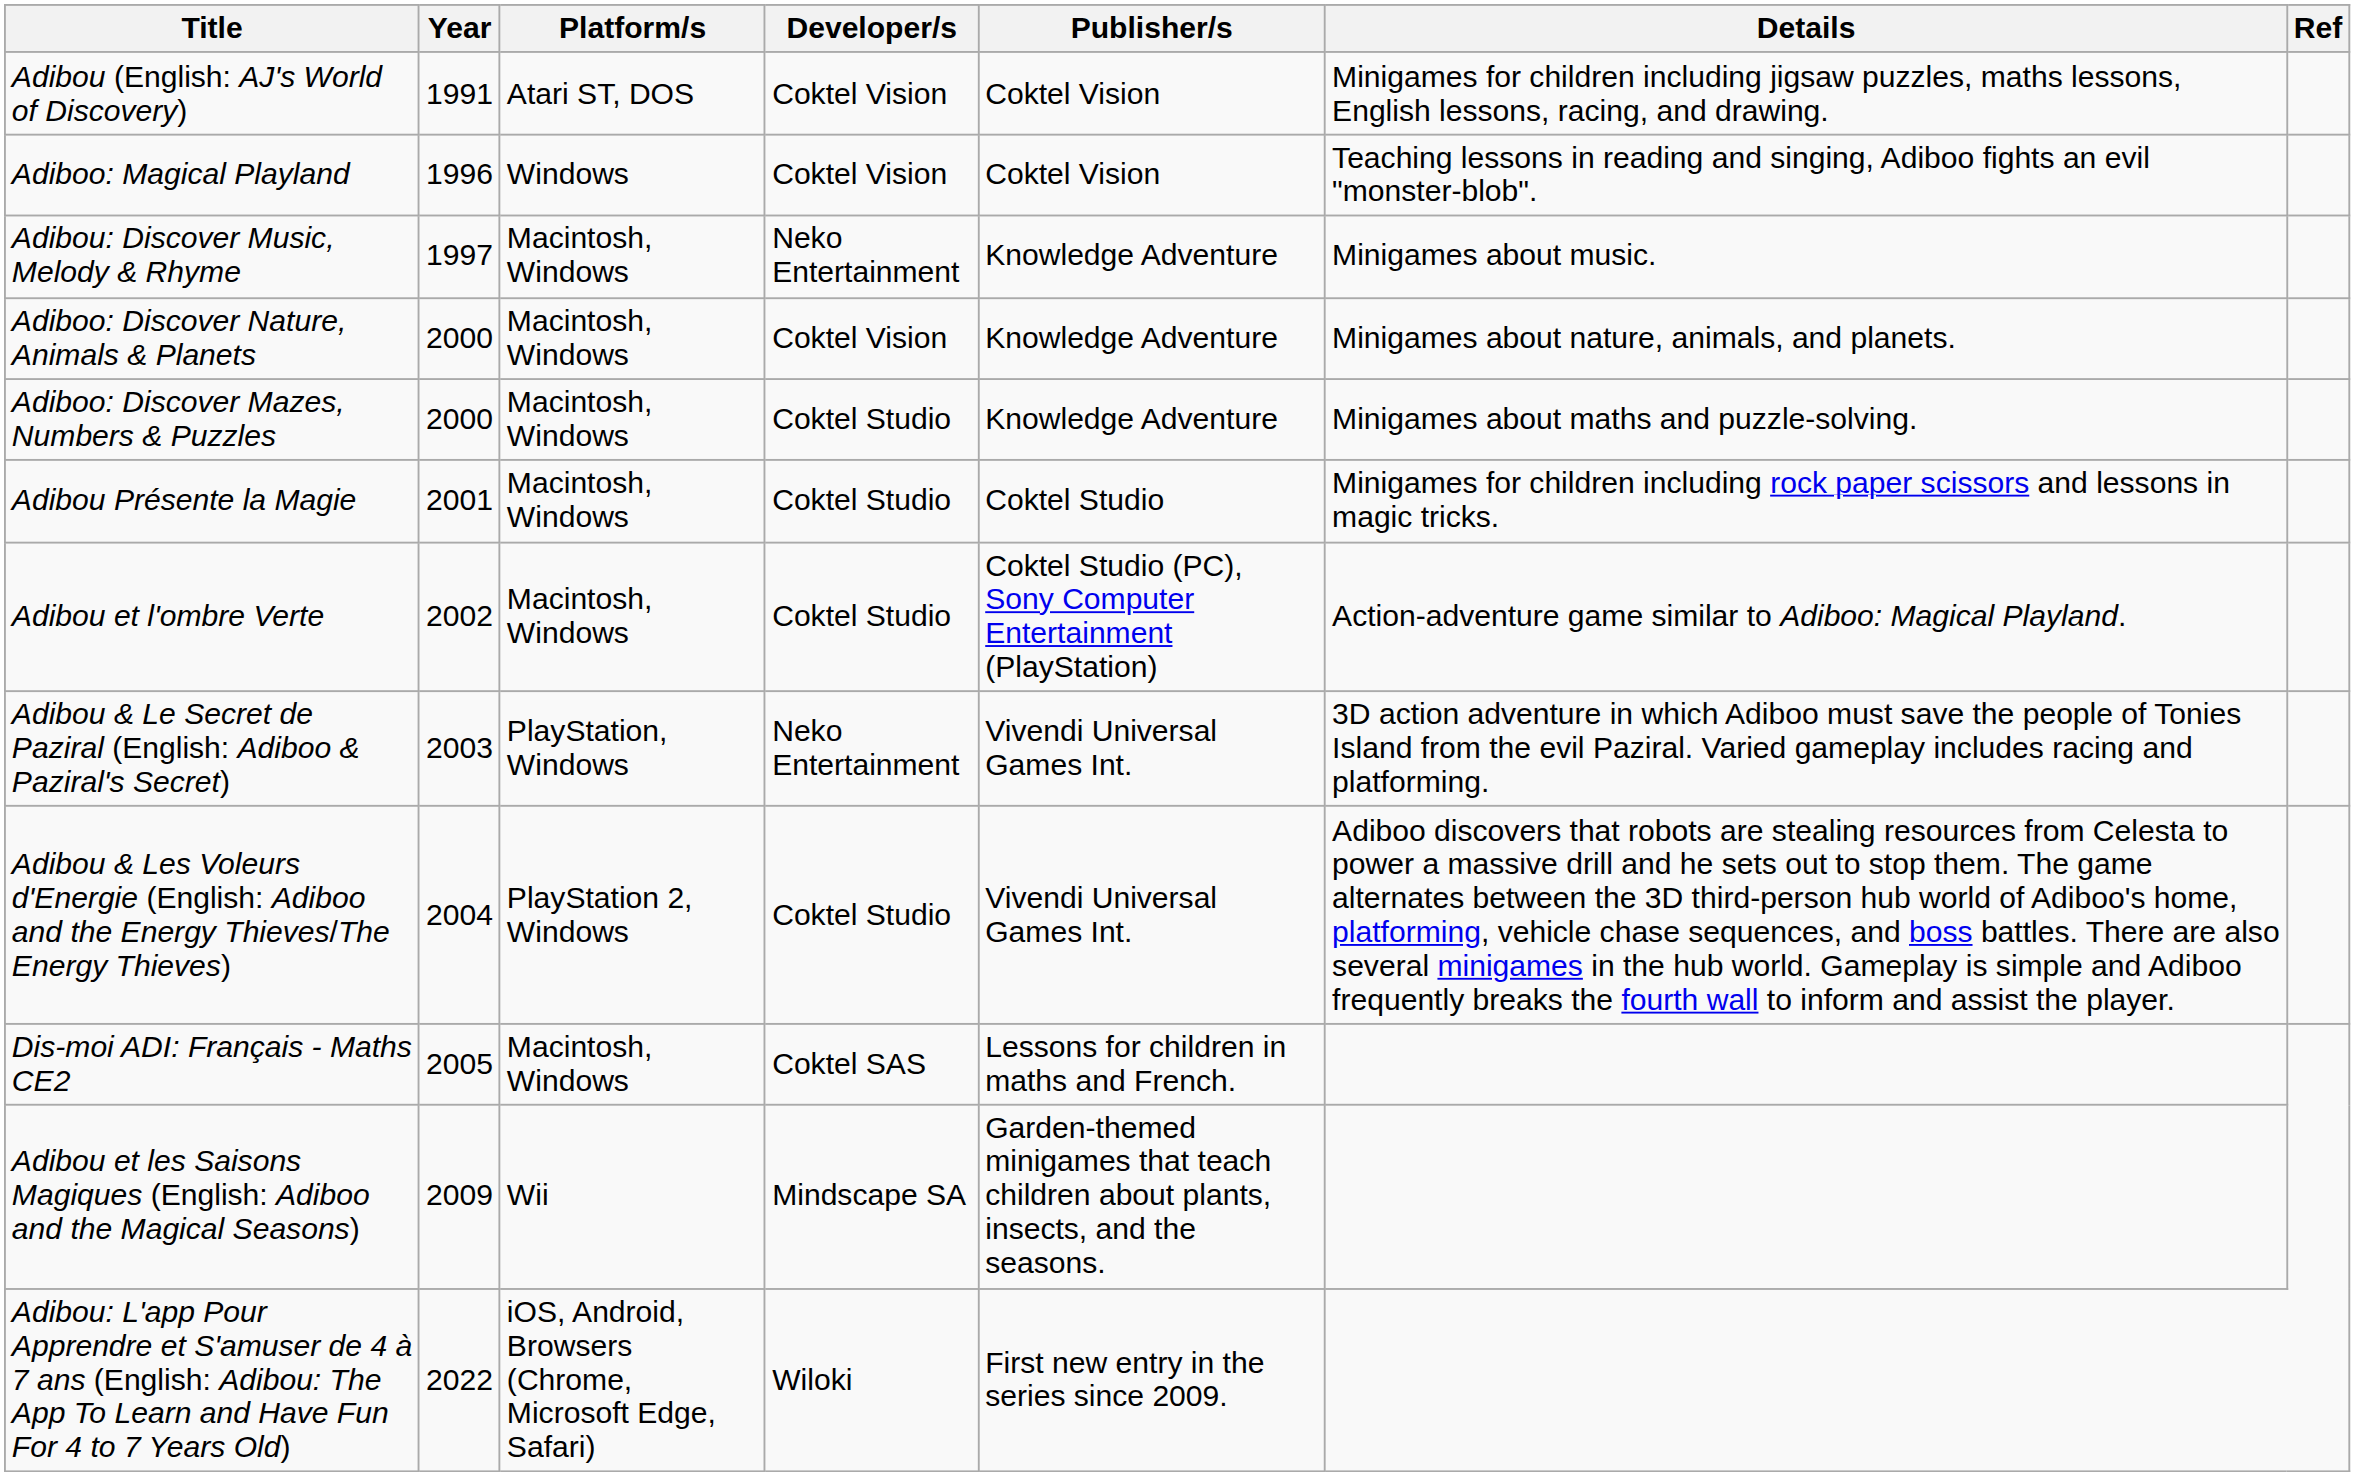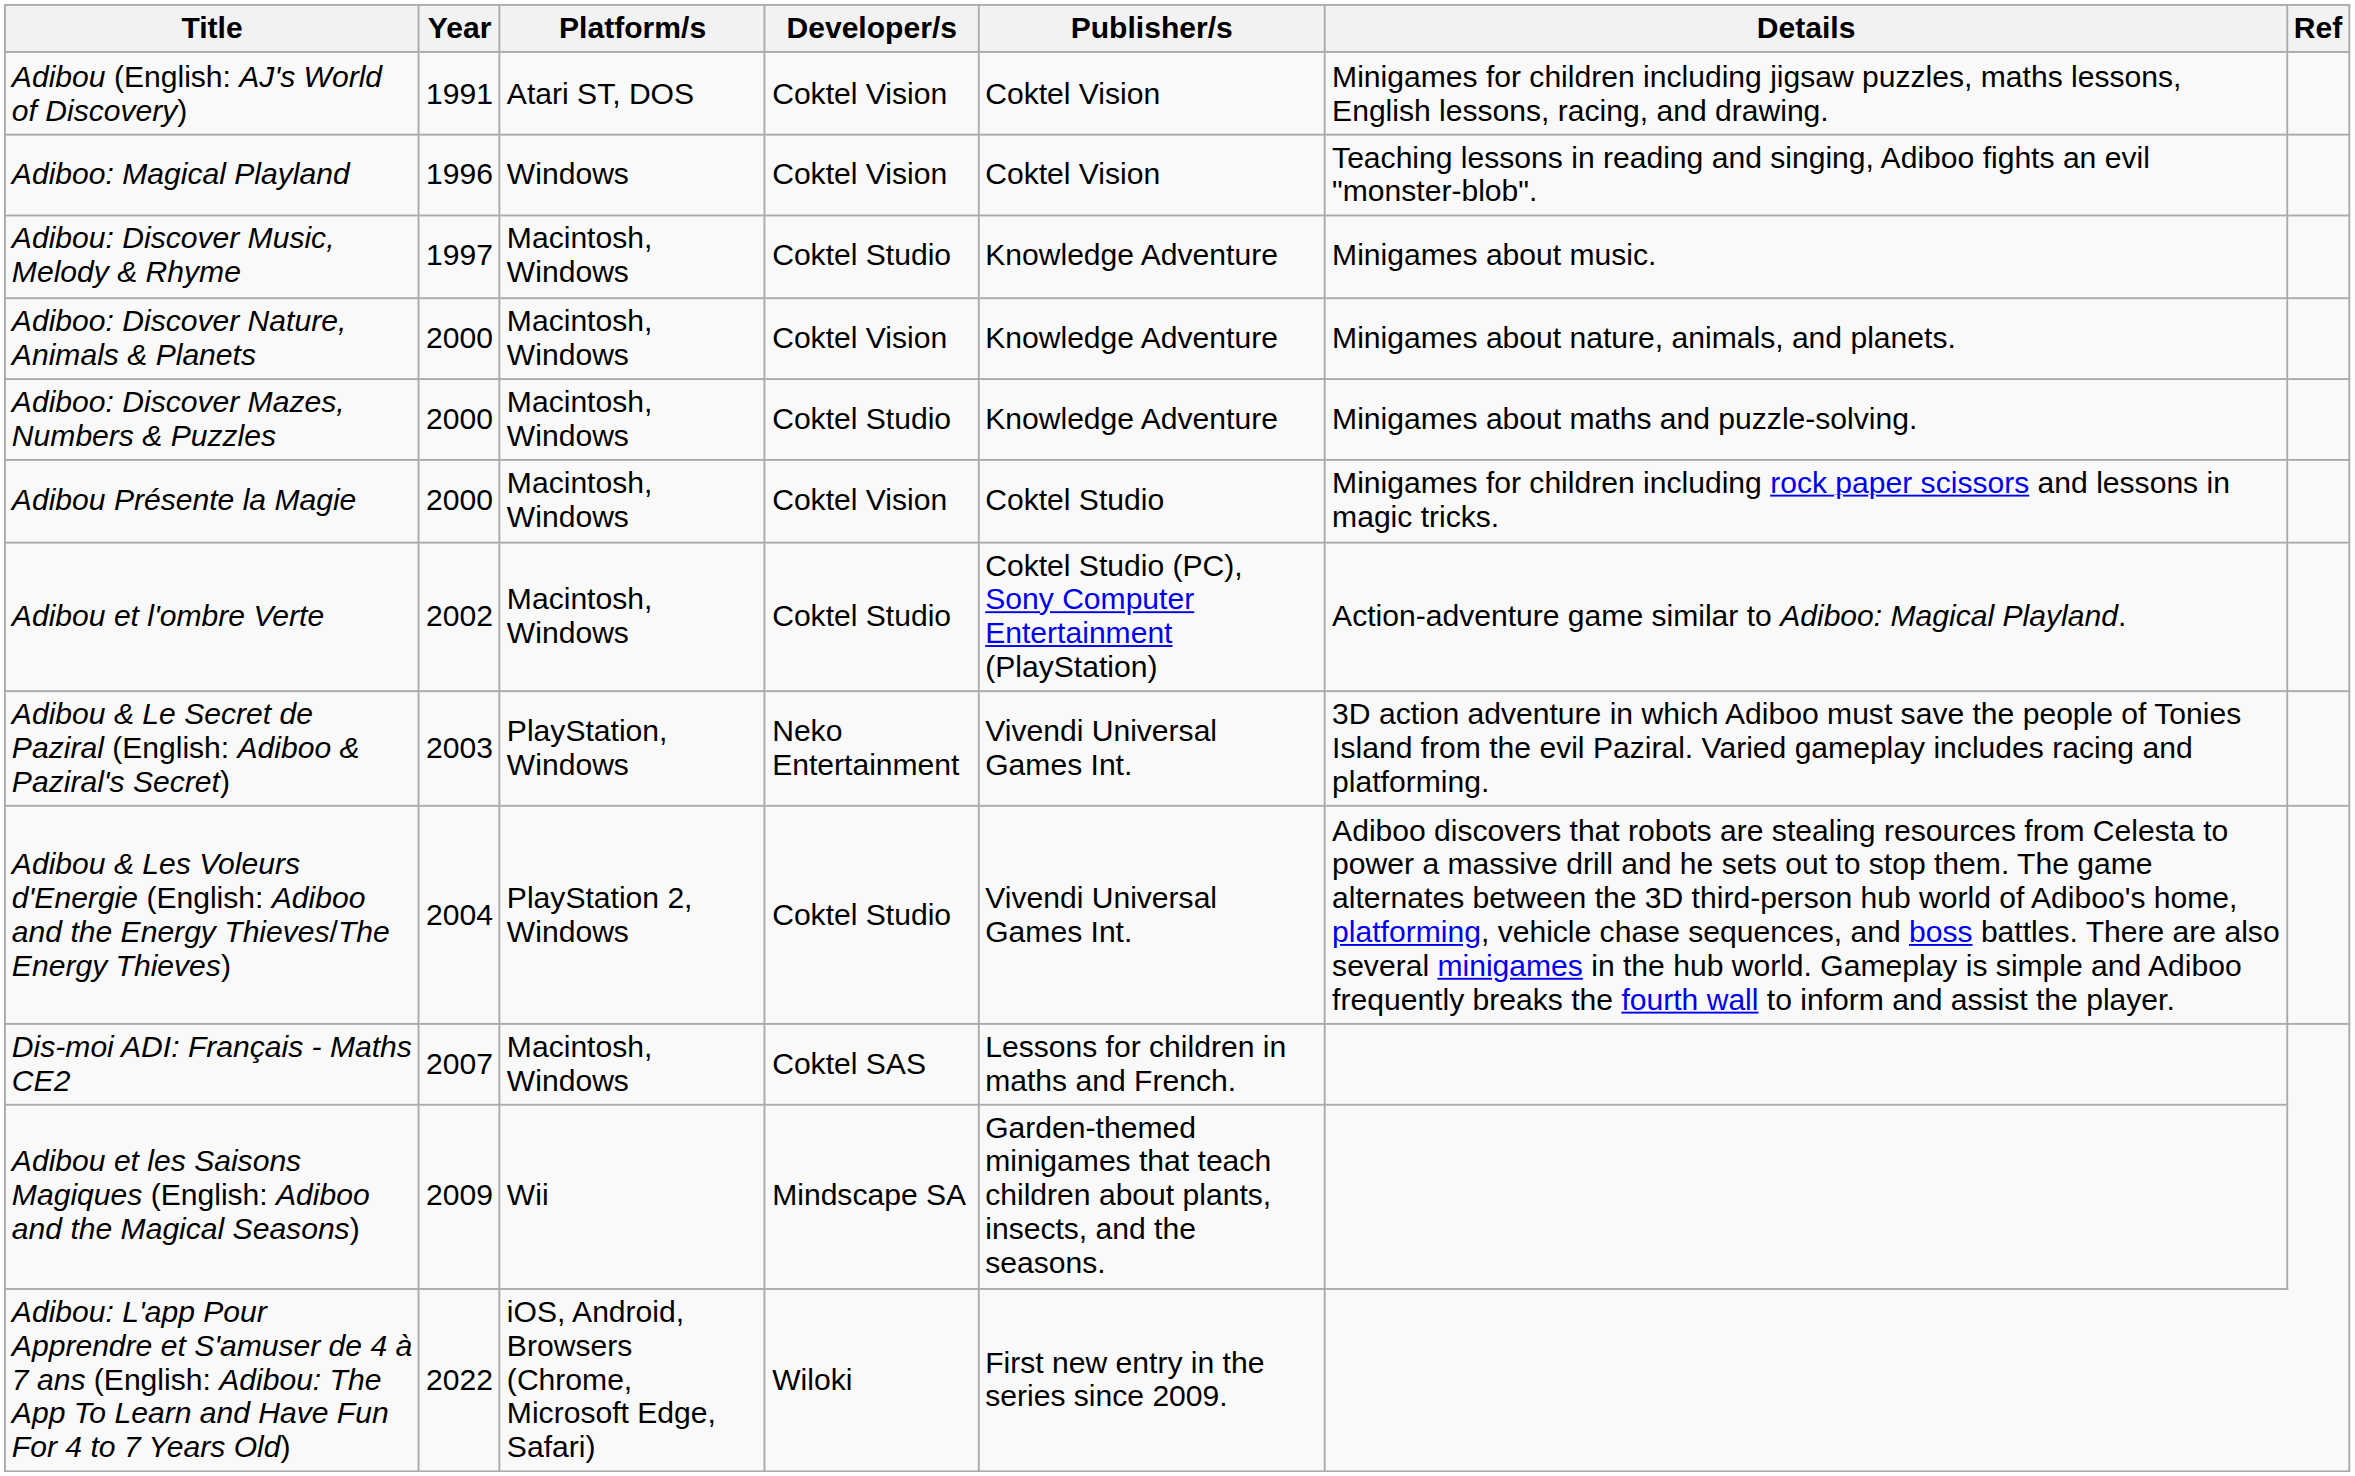(866, 256) Neko Entertainment -> (862, 256) Coktel Studio
(460, 500) 2001 -> (460, 500) 2000
(862, 500) Coktel Studio -> (860, 500) Coktel Vision
(460, 1063) 2005 -> (460, 1063) 2007
